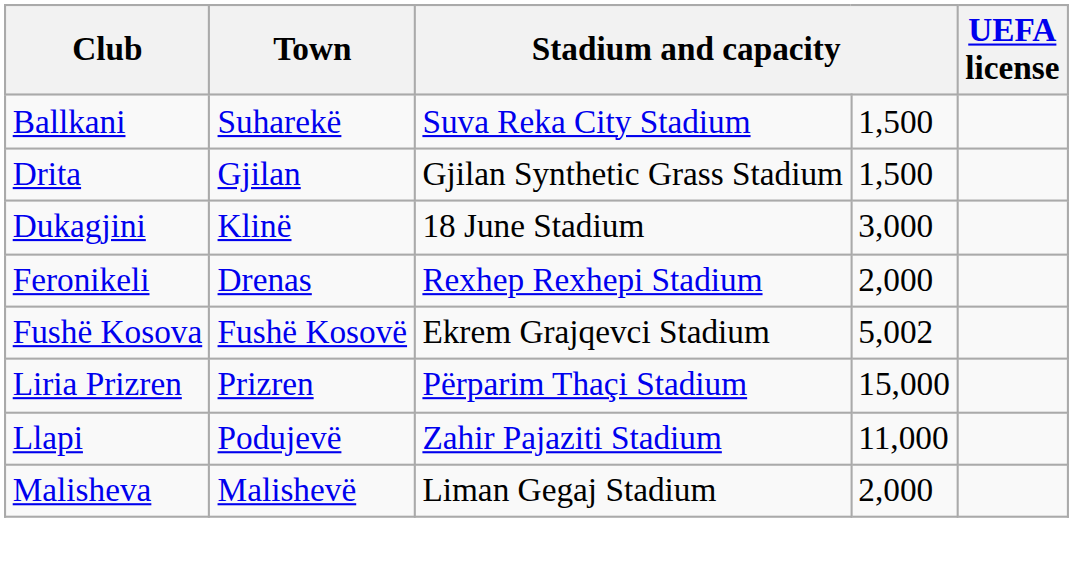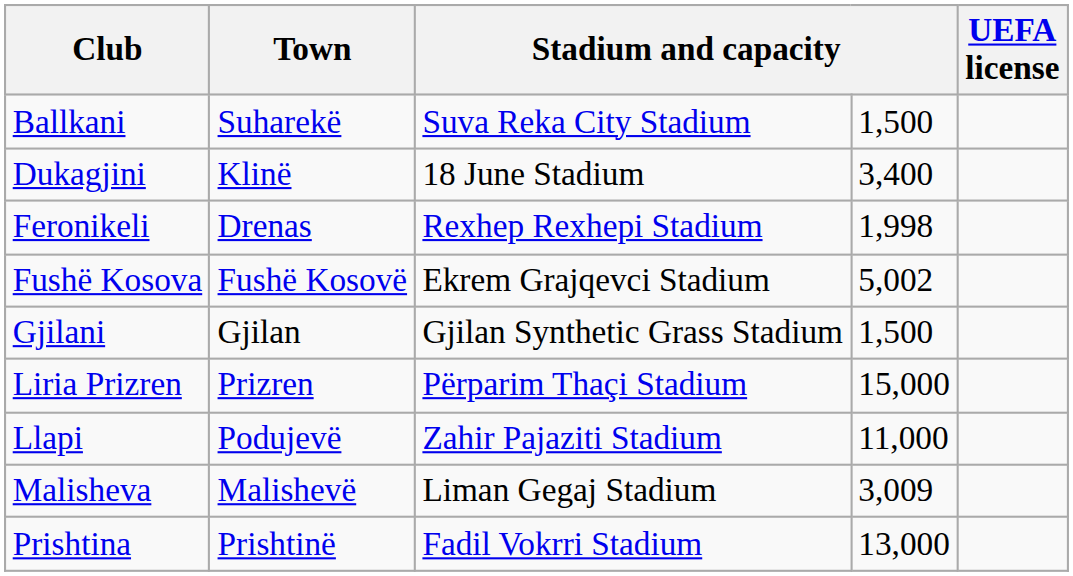- row: (47, 173)
(896, 226) 3,000 -> (896, 173) 3,400
(896, 279) 2,000 -> (896, 226) 1,998
+ row: (59, 332)
(896, 490) 2,000 -> (896, 490) 3,009
+ row: (72, 543)
